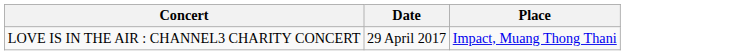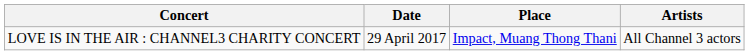+ column: (682, 15)
